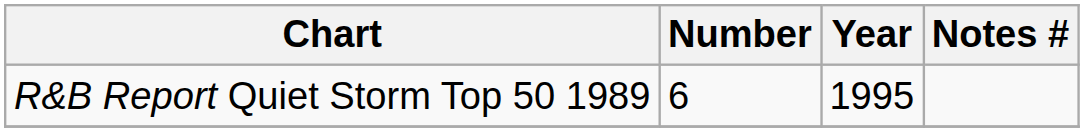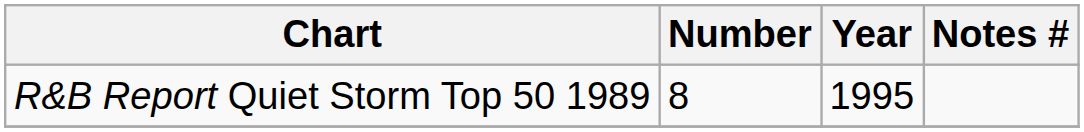(679, 95) 6 -> (679, 95) 8
